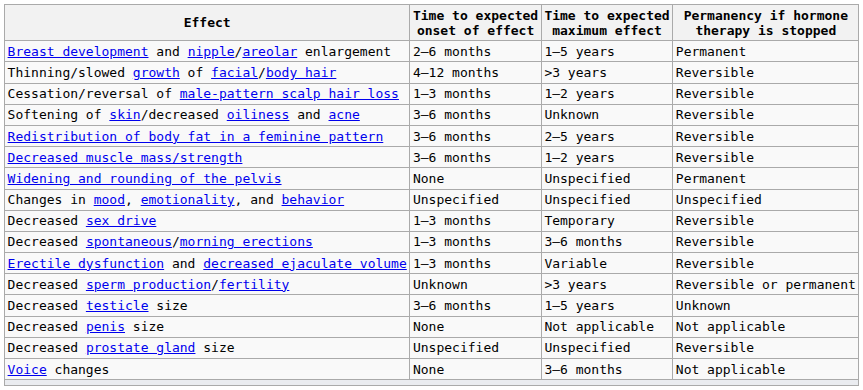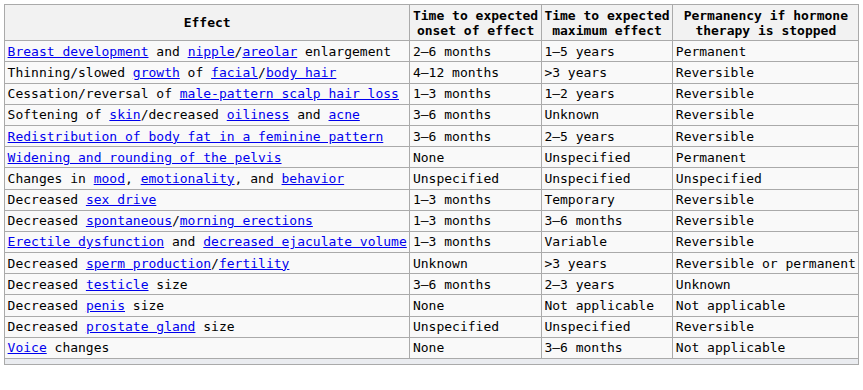- row: (125, 157)
(580, 306) 1–5 years -> (580, 284) 2–3 years
